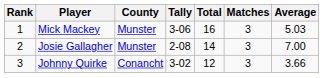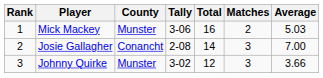(248, 30) 3 -> (248, 30) 2
(137, 47) Munster -> (140, 47) Conancht
(140, 64) Conancht -> (137, 64) Munster
